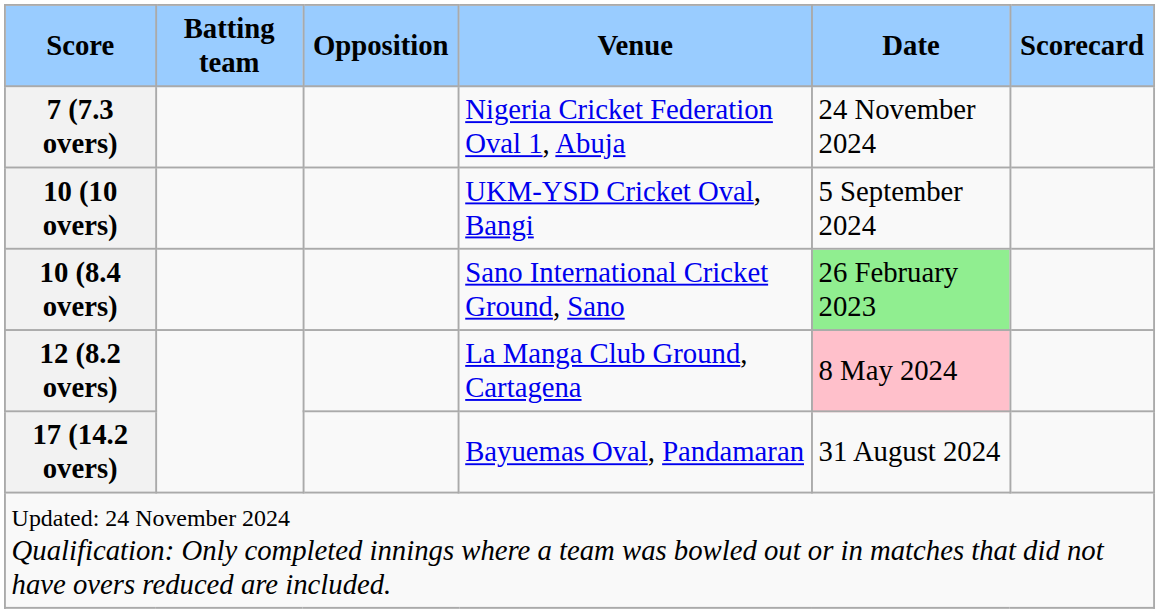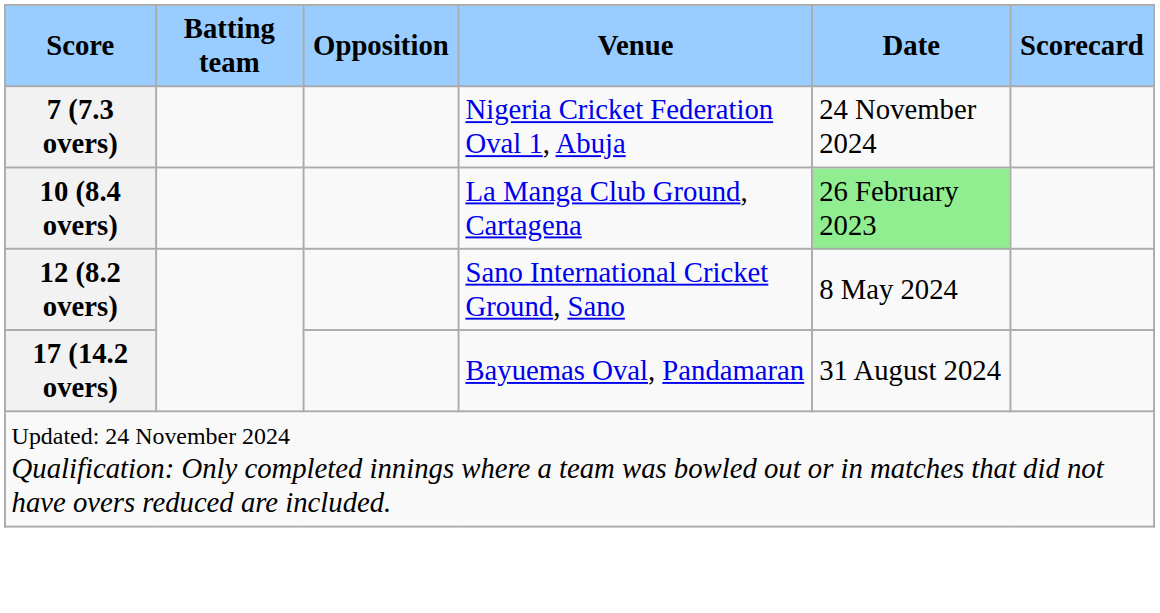- row: (80, 208)
(617, 289) Sano International Cricket Ground, Sano -> (607, 208) La Manga Club Ground, Cartagena
(606, 370) La Manga Club Ground, Cartagena -> (617, 289) Sano International Cricket Ground, Sano
(888, 370) pink background -> (889, 289) no background
